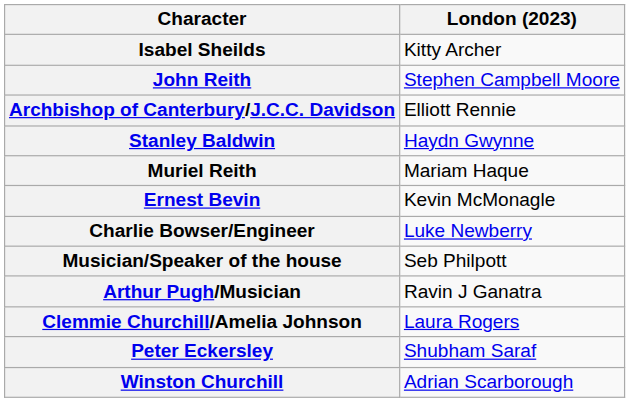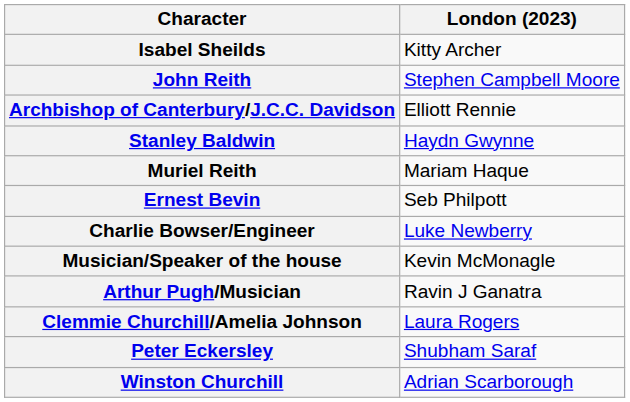(480, 200) Kevin McMonagle -> (455, 200) Seb Philpott
(455, 261) Seb Philpott -> (480, 261) Kevin McMonagle
